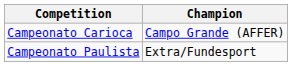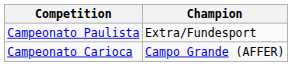rows swapped: (70, 33) <-> (73, 52)
